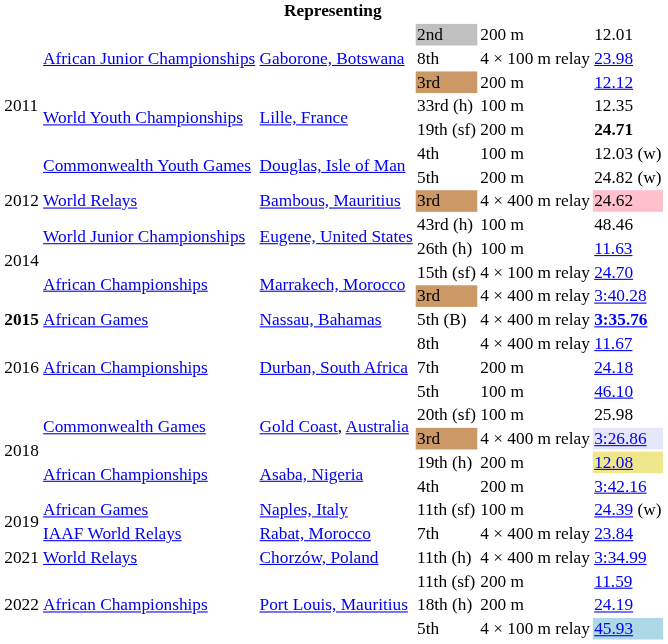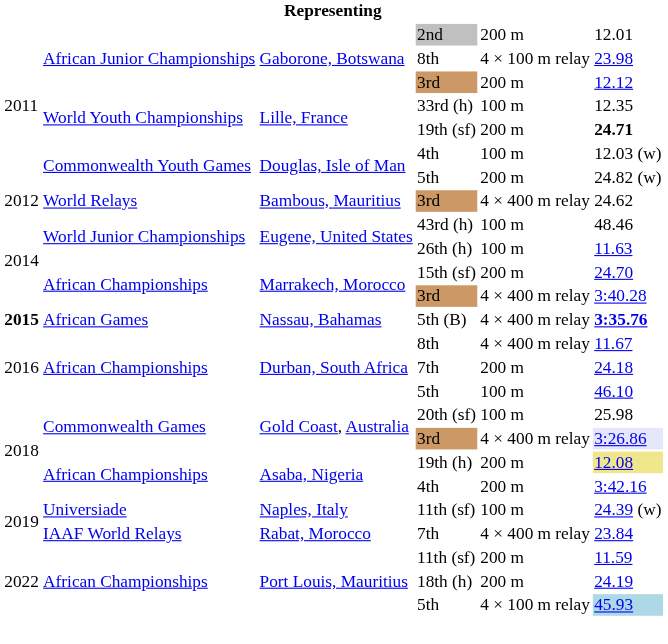(614, 201) pink background -> (614, 201) no background
(535, 272) 4 × 100 m relay -> (502, 272) 200 m
(96, 509) African Games -> (85, 509) Universiade
- row: (319, 557)
